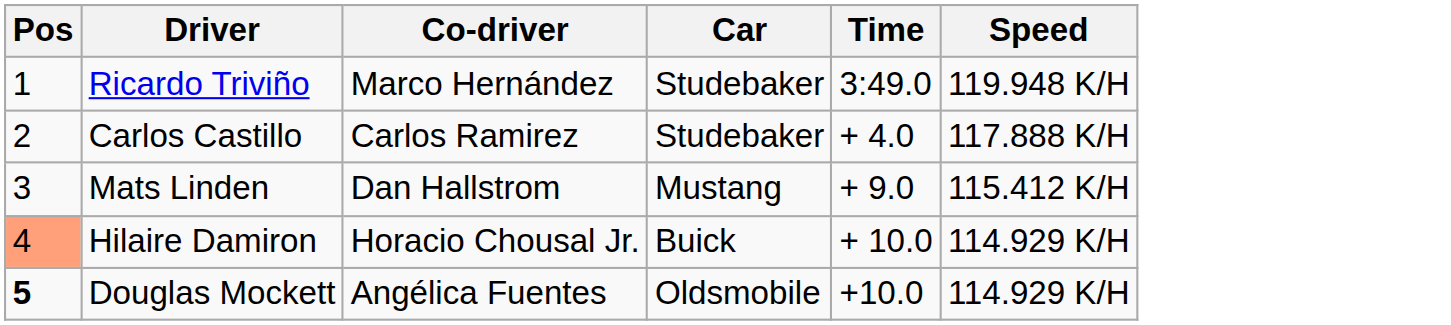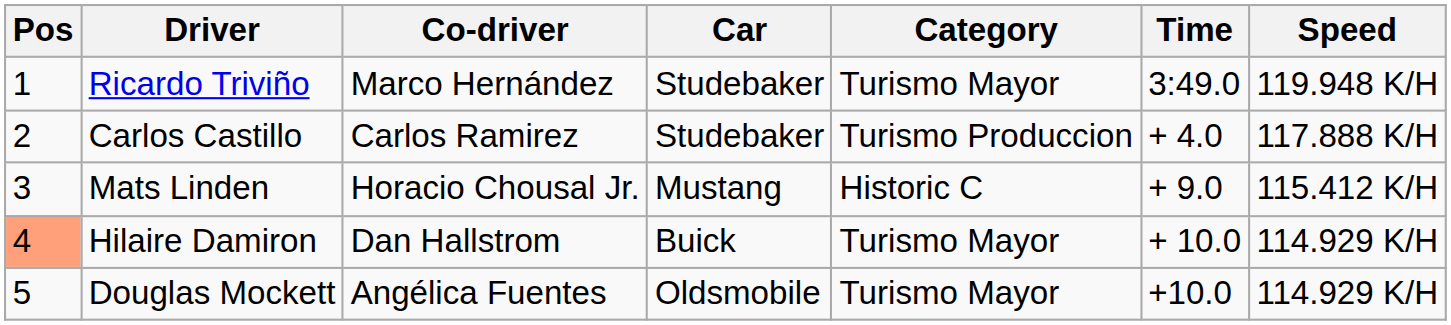+ column: (986, 30)
(456, 188) Dan Hallstrom -> (495, 188) Horacio Chousal Jr.
(495, 240) Horacio Chousal Jr. -> (456, 240) Dan Hallstrom
(22, 293) bold -> (22, 293) normal
